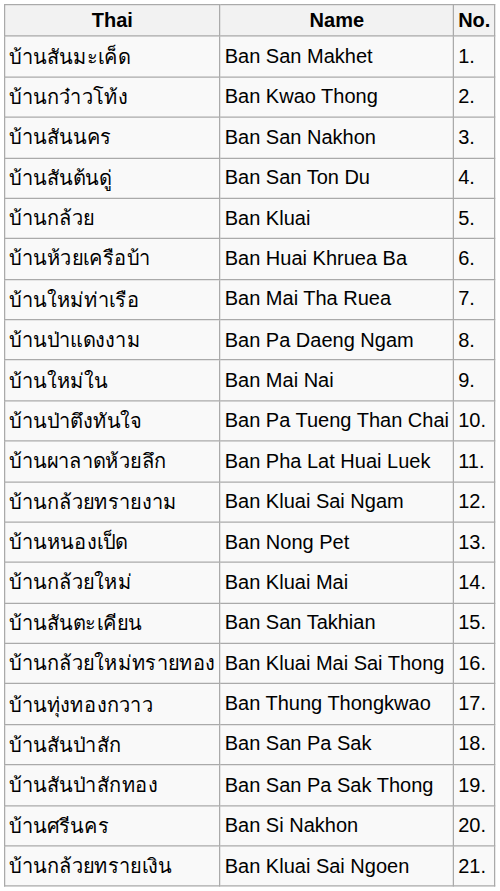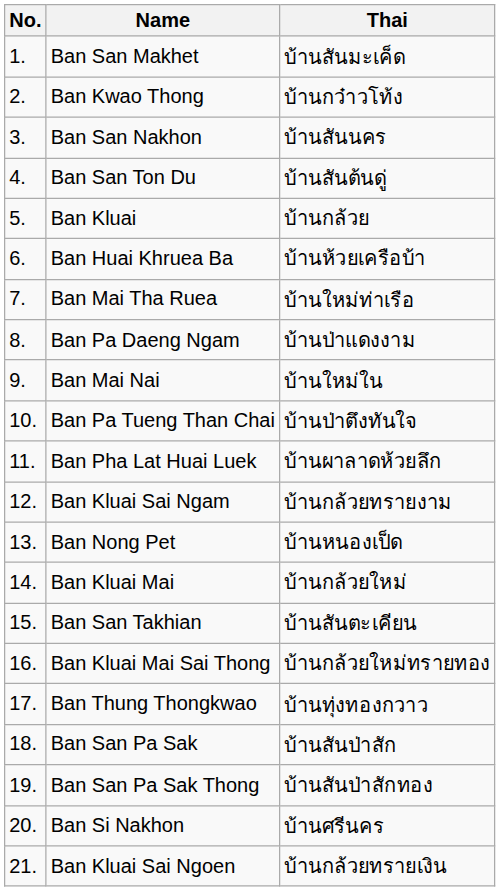columns swapped: (474, 20) <-> (112, 20)
